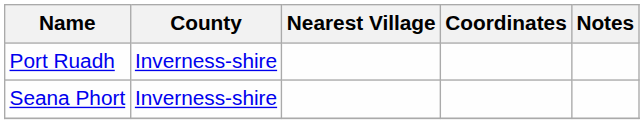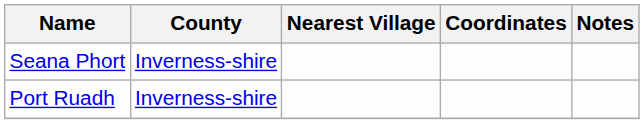rows swapped: (62, 61) <-> (67, 98)
